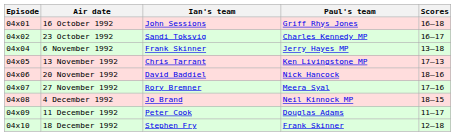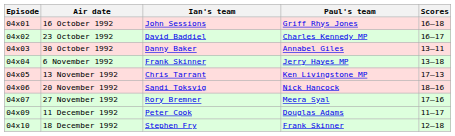(176, 36) Sandi Toksvig -> (176, 36) David Baddiel
+ row: (78, 49)
(176, 74) David Baddiel -> (176, 87) Sandi Toksvig
- row: (78, 100)
